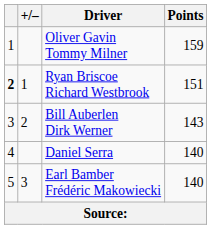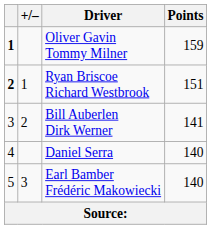(11, 46) normal -> (11, 46) bold
(193, 122) 143 -> (193, 122) 141
